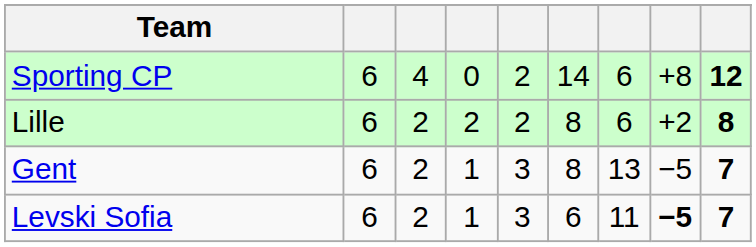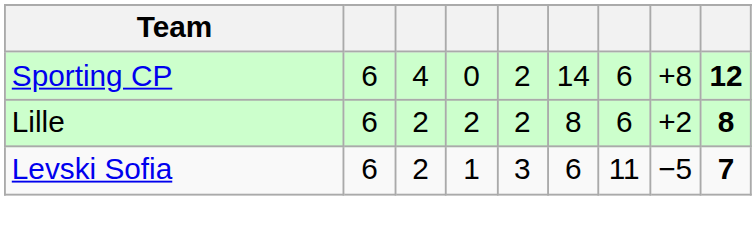- row: (44, 169)
(675, 216) bold -> (675, 169) normal
